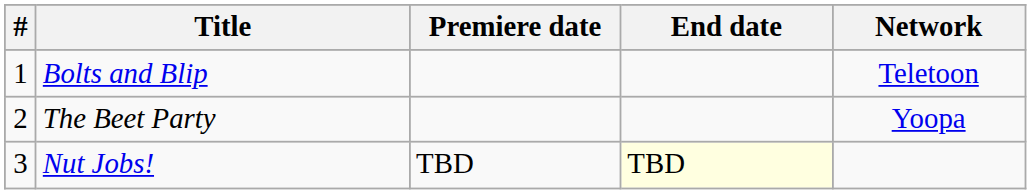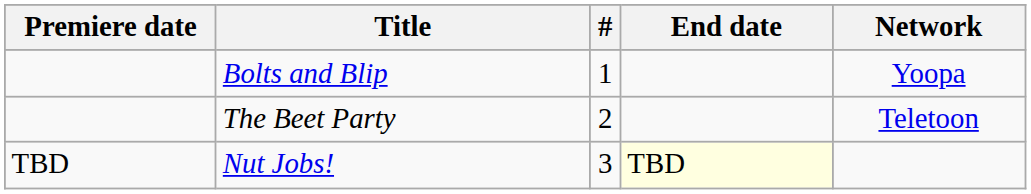columns swapped: (21, 27) <-> (515, 27)
(929, 73) Teletoon -> (929, 73) Yoopa
(929, 118) Yoopa -> (929, 118) Teletoon
